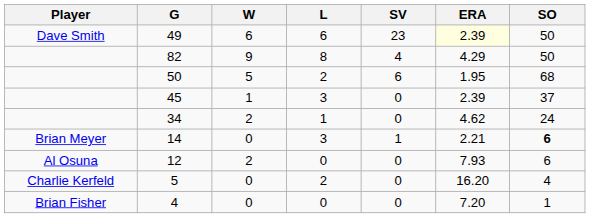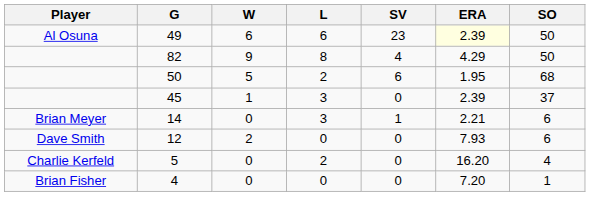(71, 35) Dave Smith -> (71, 35) Al Osuna
- row: (174, 118)
(547, 139) bold -> (547, 118) normal
(71, 160) Al Osuna -> (71, 139) Dave Smith
